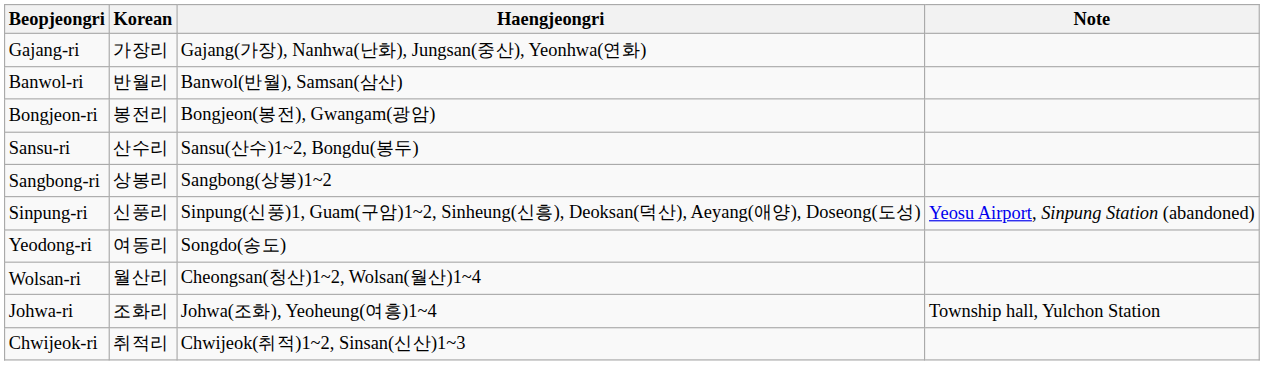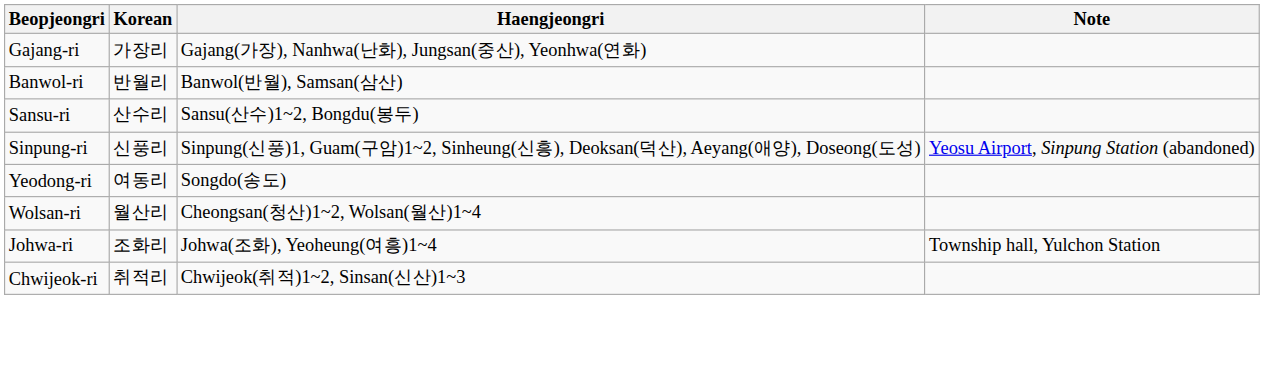- row: (53, 115)
- row: (54, 180)
